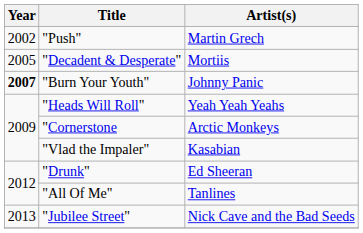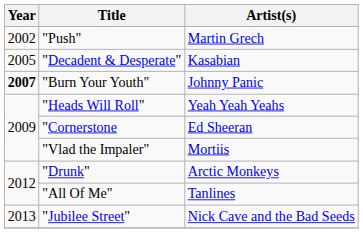(208, 60) Mortiis -> (214, 60) Kasabian
(233, 127) Arctic Monkeys -> (220, 127) Ed Sheeran
(214, 149) Kasabian -> (208, 149) Mortiis
(220, 171) Ed Sheeran -> (233, 171) Arctic Monkeys
